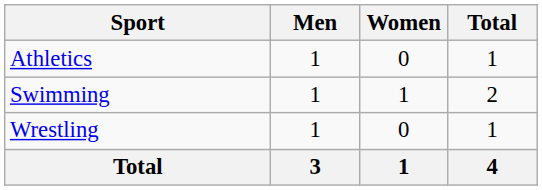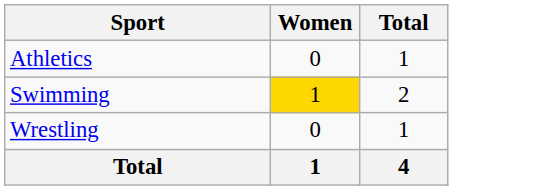- column: (315, 22)
(404, 94) no background -> (315, 94) gold background
